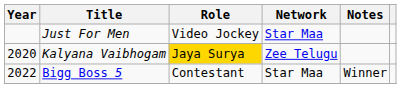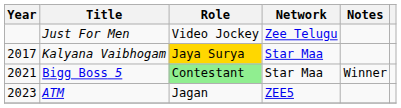(294, 34) Star Maa -> (301, 34) Zee Telugu
(22, 54) 2020 -> (22, 54) 2017
(301, 54) Zee Telugu -> (294, 54) Star Maa
(22, 73) 2022 -> (22, 73) 2021
(208, 73) no background -> (208, 73) lightgreen background
+ row: (53, 93)
